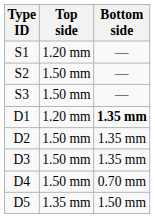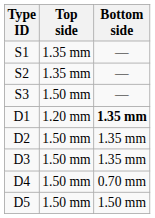(66, 52) 1.20 mm -> (66, 52) 1.35 mm
(66, 73) 1.50 mm -> (66, 73) 1.35 mm
(66, 203) 1.35 mm -> (66, 203) 1.50 mm
